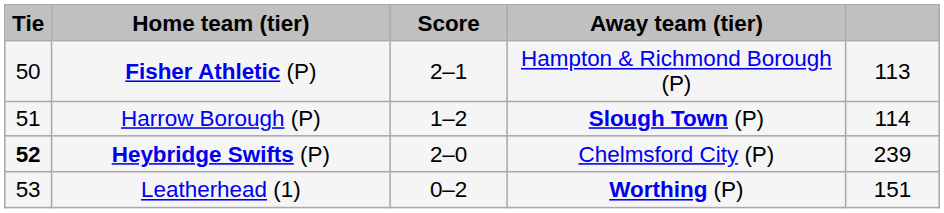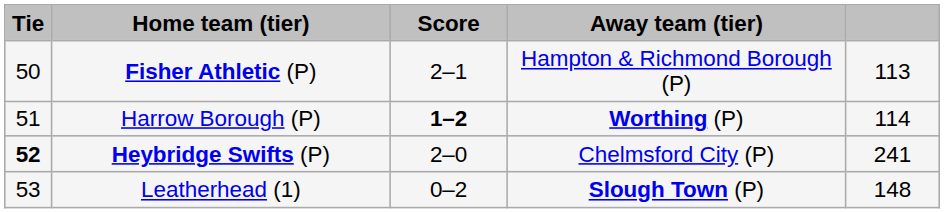(449, 119) normal -> (449, 119) bold
(676, 119) Slough Town (P) -> (676, 119) Worthing (P)
(892, 154) 239 -> (892, 154) 241
(676, 190) Worthing (P) -> (676, 190) Slough Town (P)
(892, 190) 151 -> (892, 190) 148
